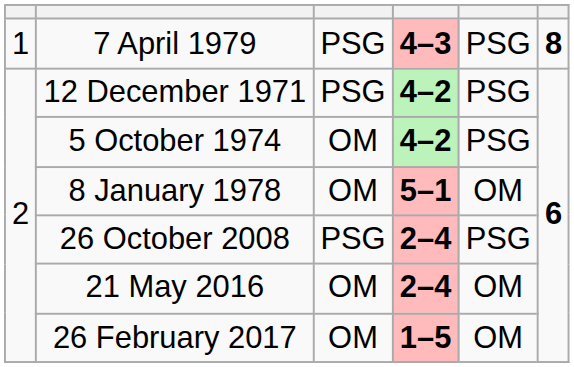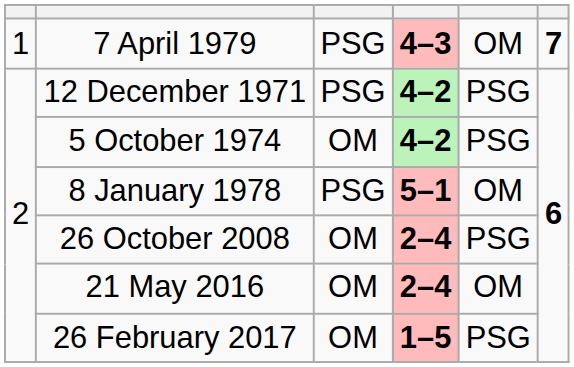(498, 43) PSG -> (498, 43) OM
(554, 43) 8 -> (554, 43) 7
(353, 190) OM -> (353, 190) PSG
(353, 239) PSG -> (353, 239) OM
(498, 337) OM -> (498, 337) PSG
